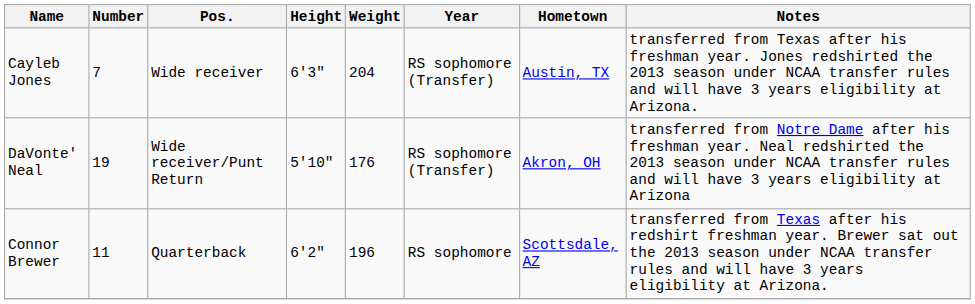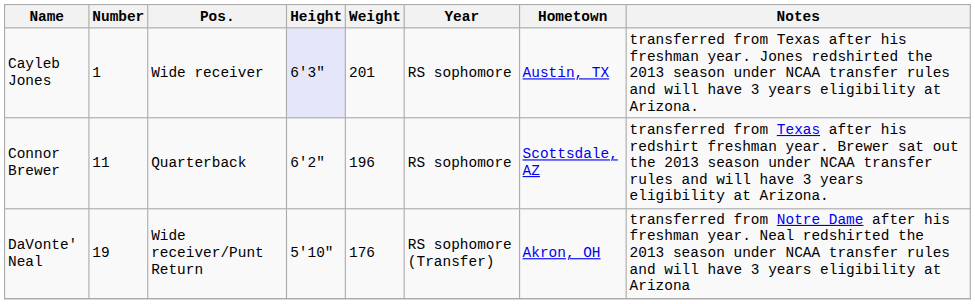(97, 73) 7 -> (97, 73) 1
(308, 73) no background -> (308, 73) lavender background
(362, 73) 204 -> (362, 73) 201
(460, 73) RS sophomore (Transfer) -> (460, 73) RS sophomore
rows swapped: (34, 253) <-> (43, 163)
